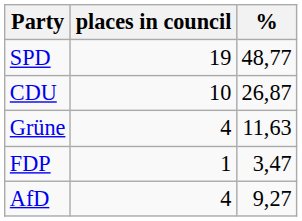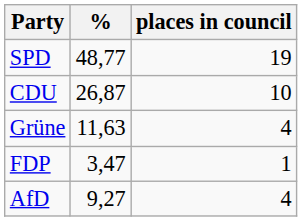columns swapped: (267, 22) <-> (154, 22)
